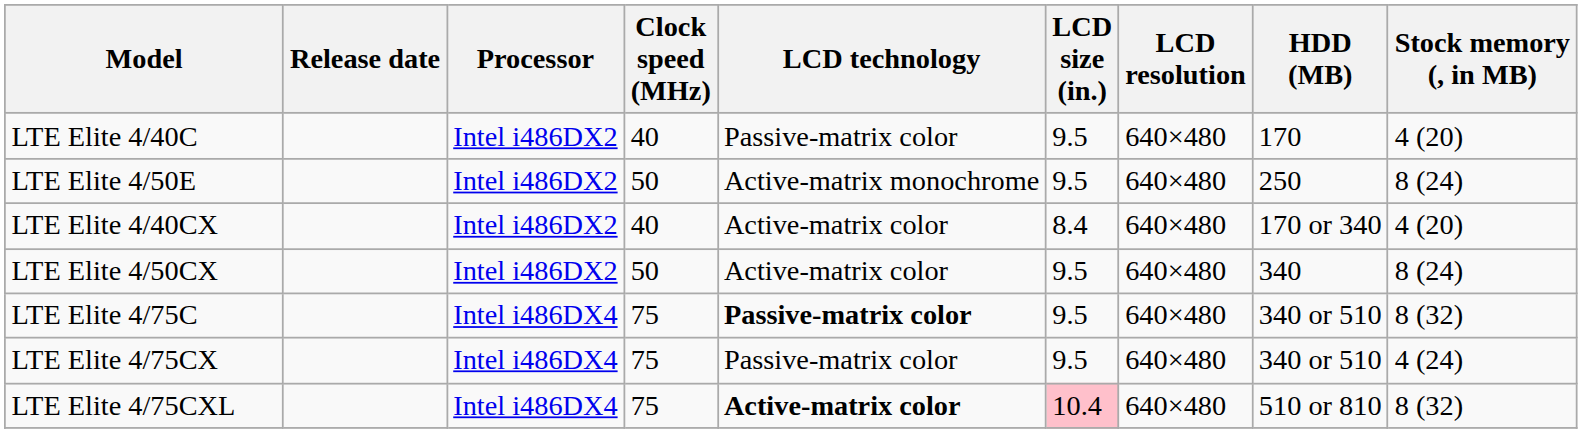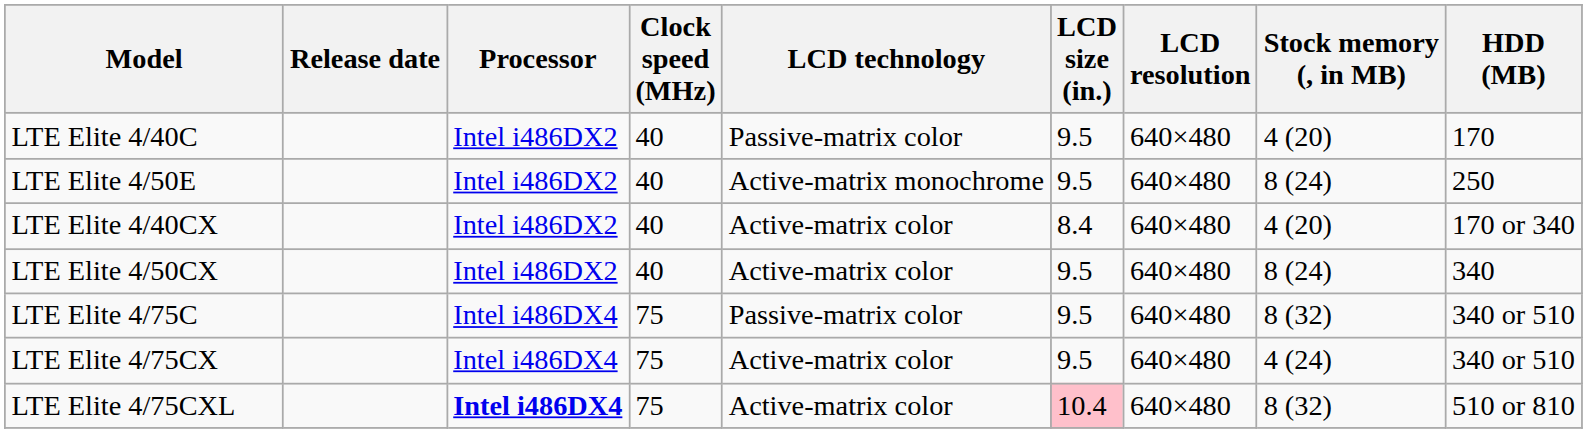columns swapped: (1482, 58) <-> (1320, 58)
(645, 180) 50 -> (650, 180) 40
(645, 270) 50 -> (650, 270) 40
(848, 315) bold -> (845, 315) normal
(841, 360) Passive-matrix color -> (841, 360) Active-matrix color
(535, 405) normal -> (538, 405) bold
(842, 405) bold -> (841, 405) normal
